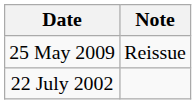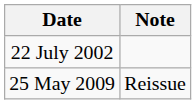rows swapped: (62, 83) <-> (62, 51)
